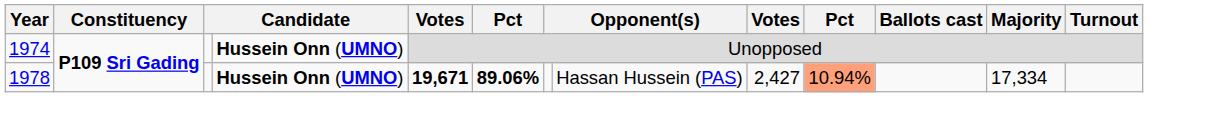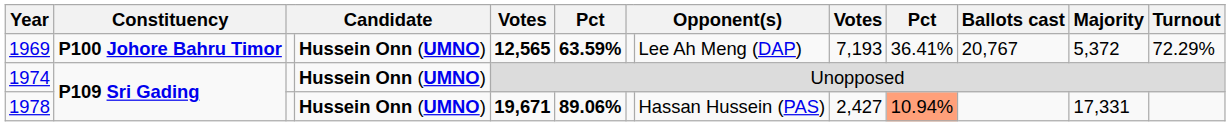+ row: (30, 48)
(1019, 77) 17,334 -> (1102, 107) 17,331
